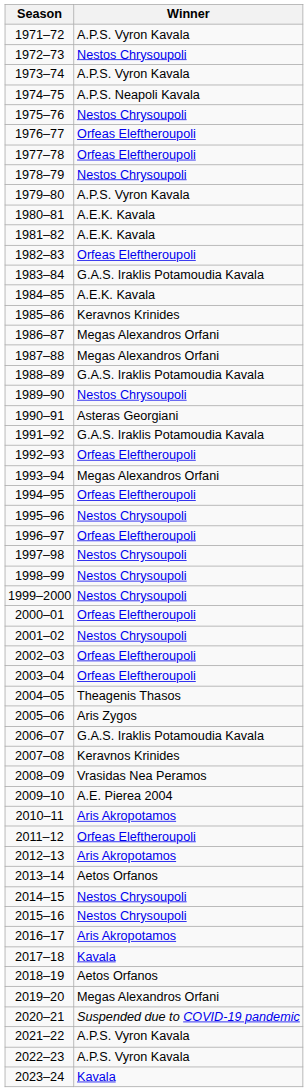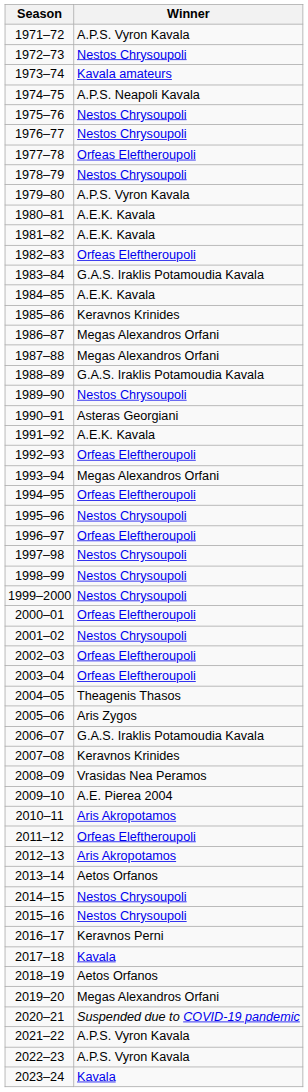(133, 74) A.P.S. Vyron Kavala -> (124, 74) Kavala amateurs
(136, 134) Orfeas Eleftheroupoli -> (132, 134) Nestos Chrysoupoli
(170, 435) G.A.S. Iraklis Potamoudia Kavala -> (116, 435) A.E.K. Kavala
(127, 936) Aris Akropotamos -> (120, 936) Keravnos Perni
